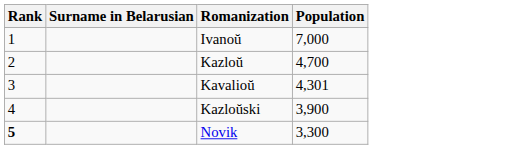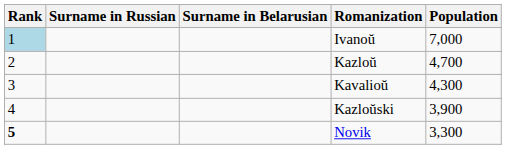+ column: (112, 16)
(12, 39) no background -> (12, 39) lightblue background
(312, 86) 4,301 -> (446, 86) 4,300
